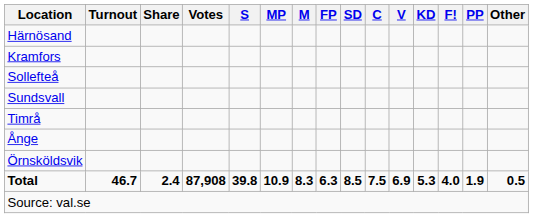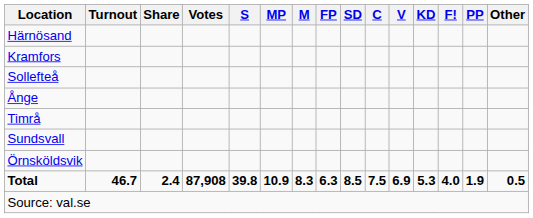rows swapped: (36, 98) <-> (23, 139)
